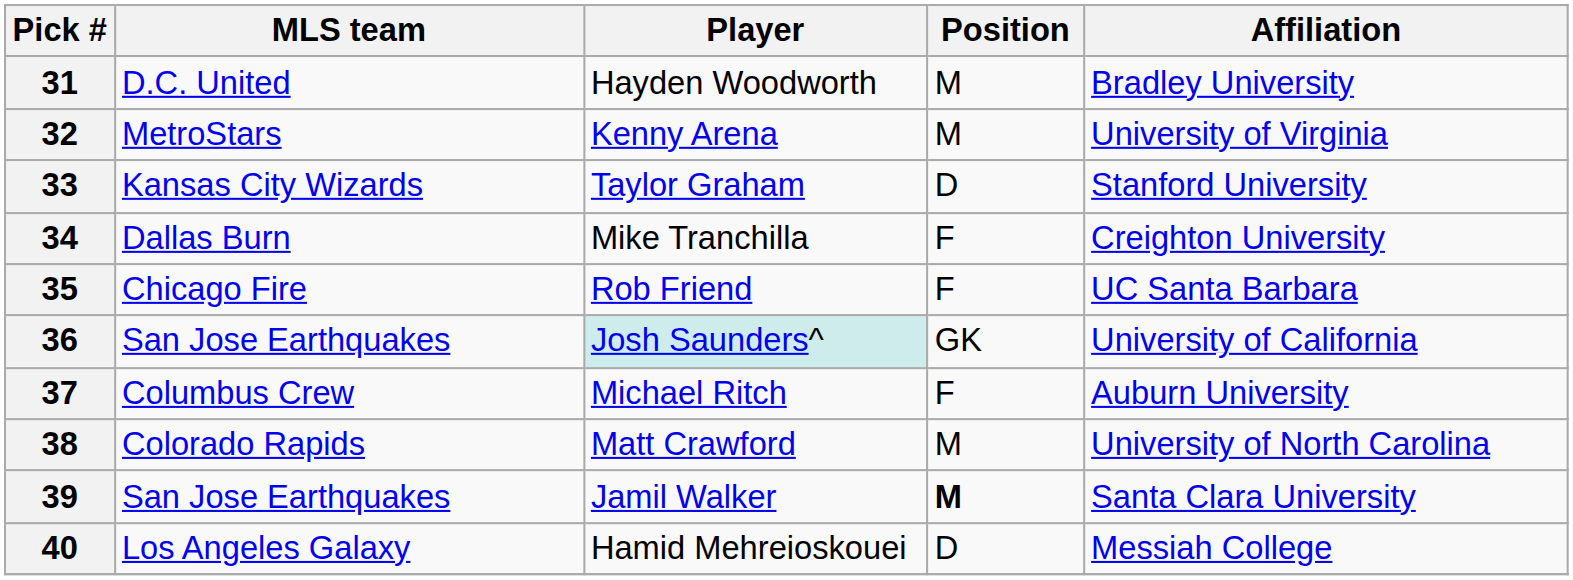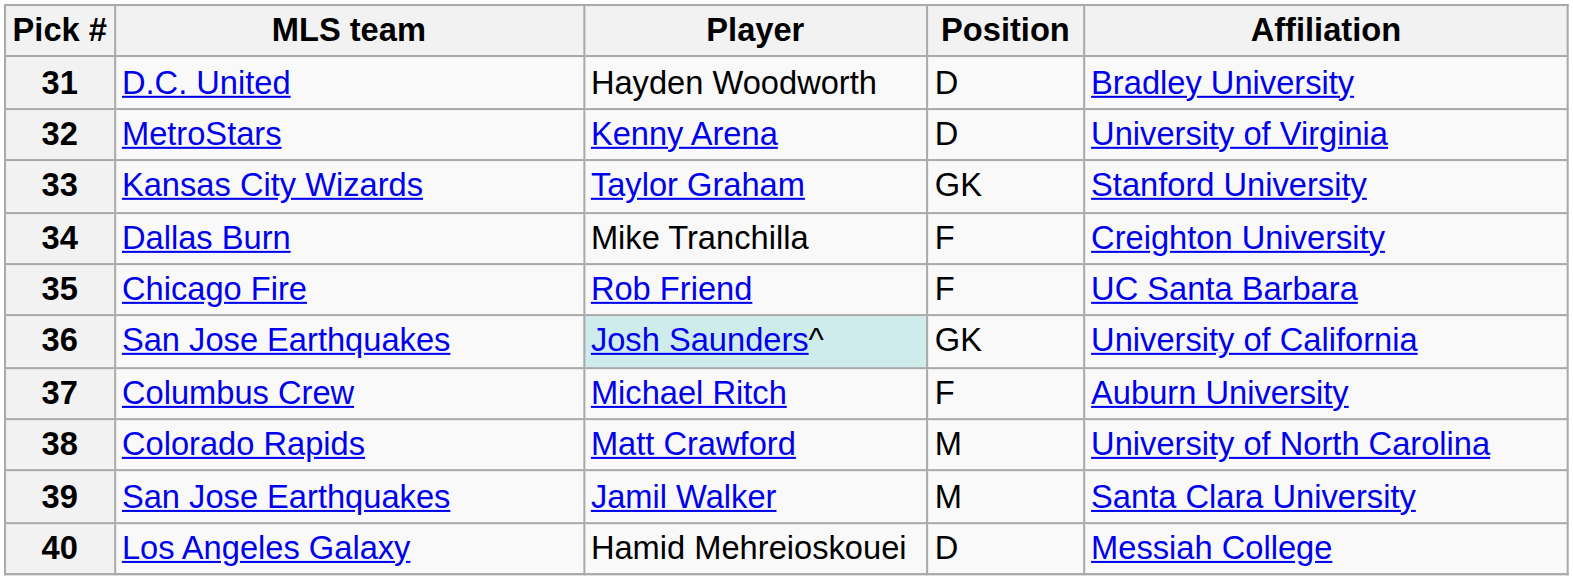(948, 82) M -> (947, 82) D
(948, 133) M -> (947, 133) D
(947, 185) D -> (958, 185) GK
(948, 496) bold -> (948, 496) normal
